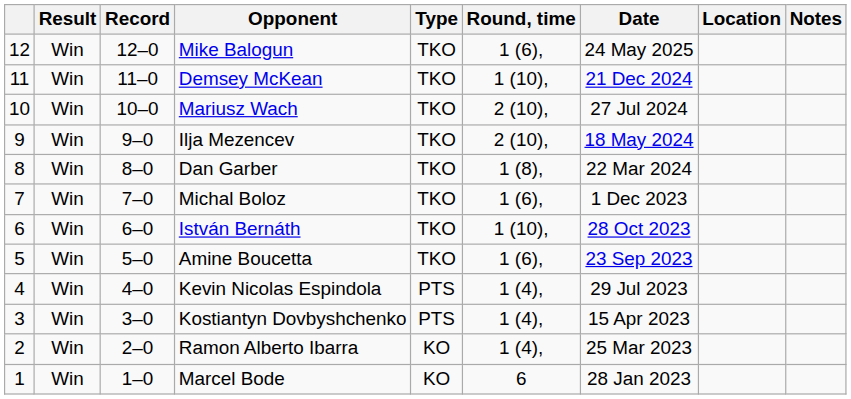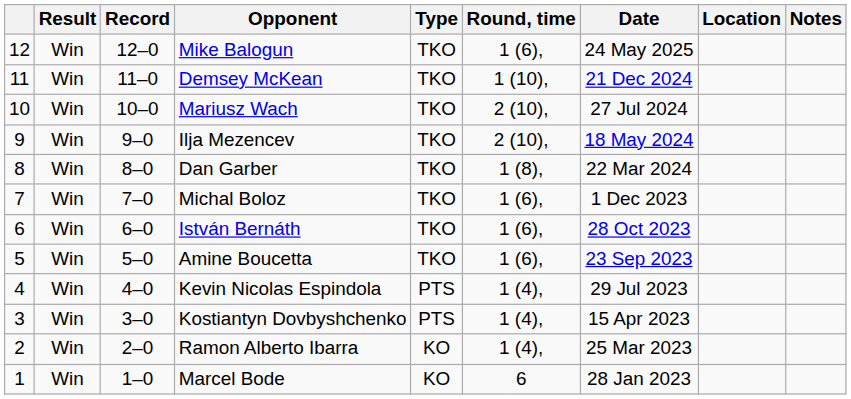(521, 229) 1 (10), -> (521, 229) 1 (6),
